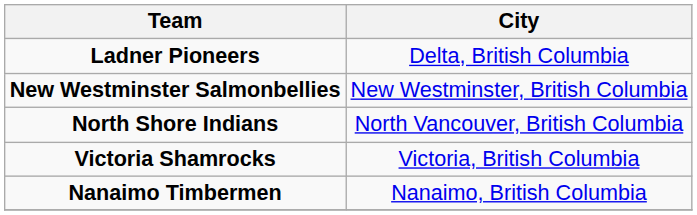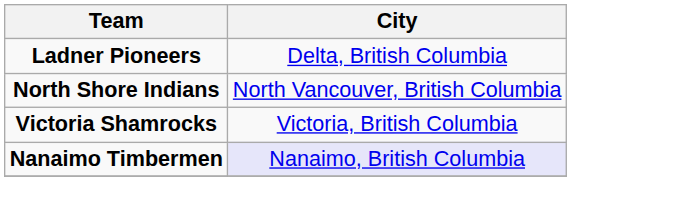- row: (175, 90)
(519, 192) no background -> (397, 158) lavender background
